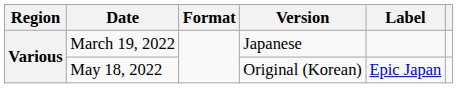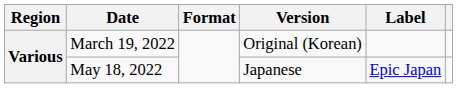(273, 43) Japanese -> (303, 43) Original (Korean)
(303, 69) Original (Korean) -> (273, 69) Japanese
